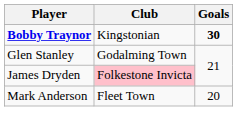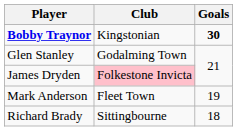(214, 95) 20 -> (214, 95) 19
+ row: (45, 116)
